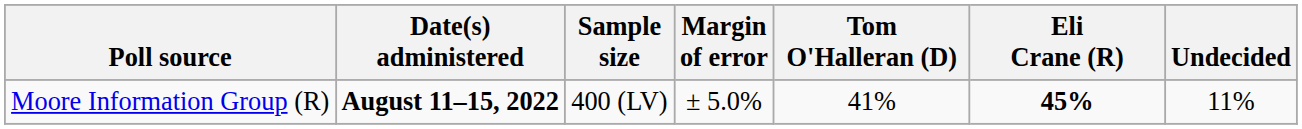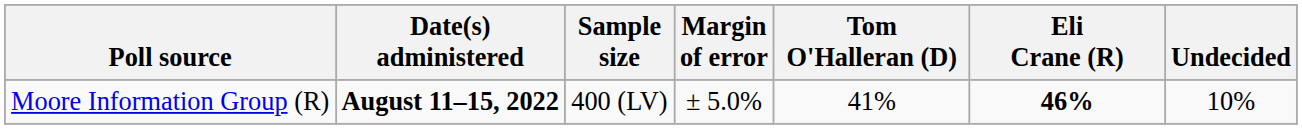(1067, 101) 45% -> (1067, 101) 46%
(1231, 101) 11% -> (1231, 101) 10%
